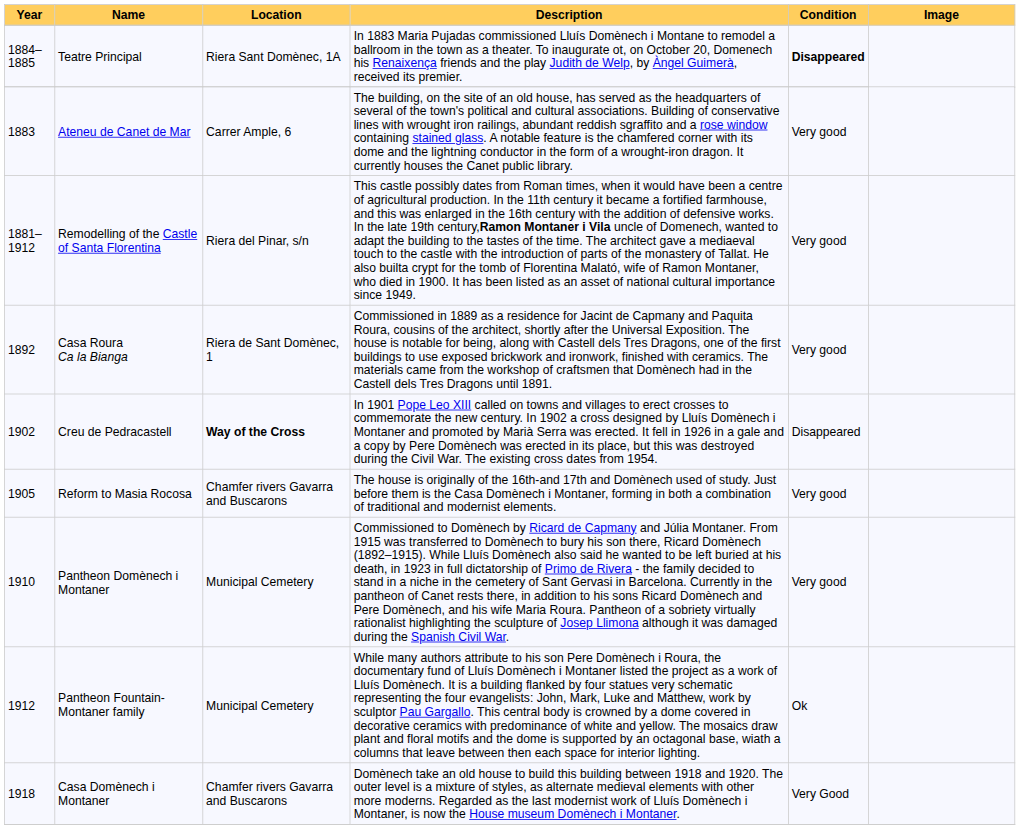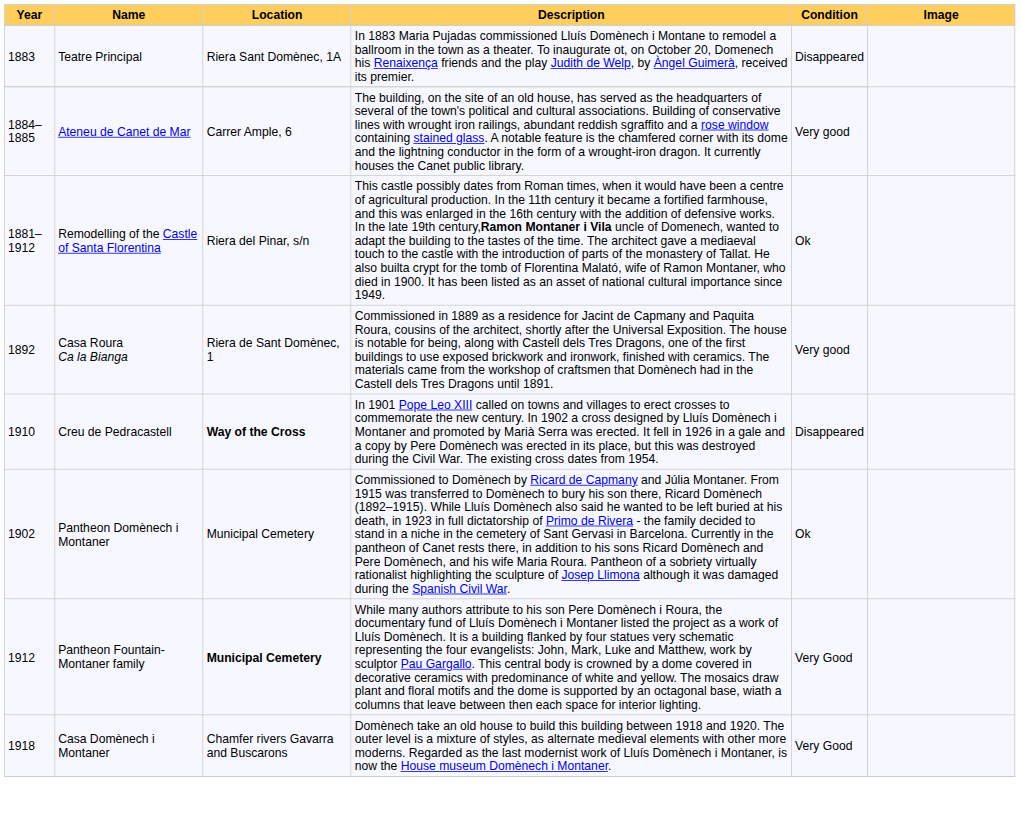(25, 56) 1884–1885 -> (22, 56) 1883
(828, 56) bold -> (829, 56) normal
(22, 131) 1883 -> (25, 131) 1884–1885
(819, 240) Very good -> (803, 240) Ok
(22, 432) 1902 -> (22, 432) 1910
- row: (125, 493)
(22, 582) 1910 -> (22, 534) 1902
(819, 582) Very good -> (803, 534) Ok
(260, 705) normal -> (264, 657) bold
(799, 705) Ok -> (824, 657) Very Good
